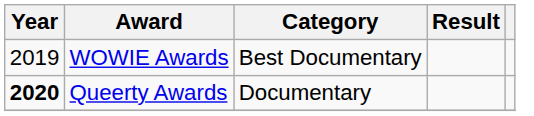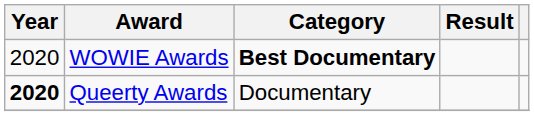(35, 57) 2019 -> (35, 57) 2020
(330, 57) normal -> (337, 57) bold
